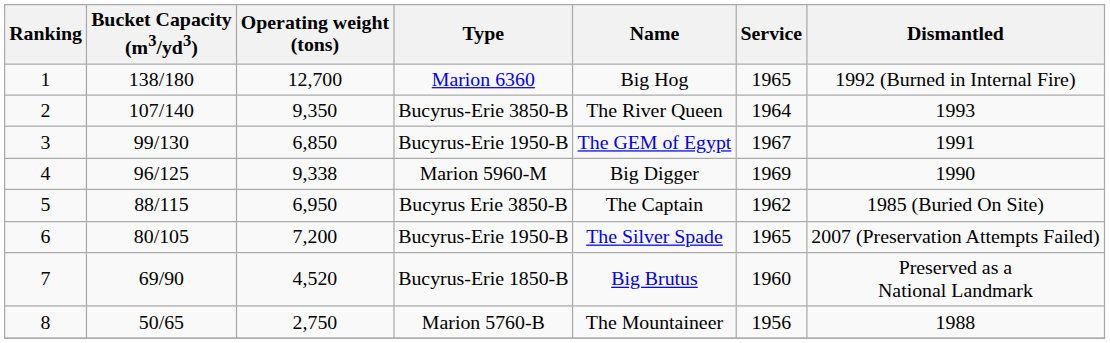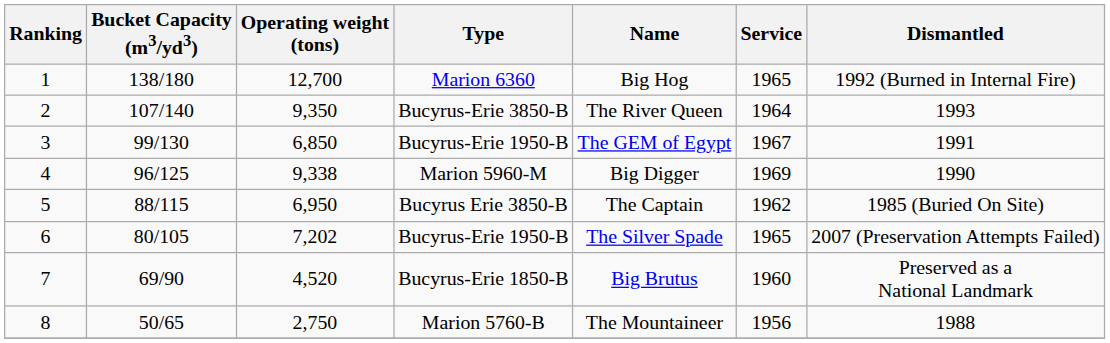(315, 236) 7,200 -> (315, 236) 7,202
